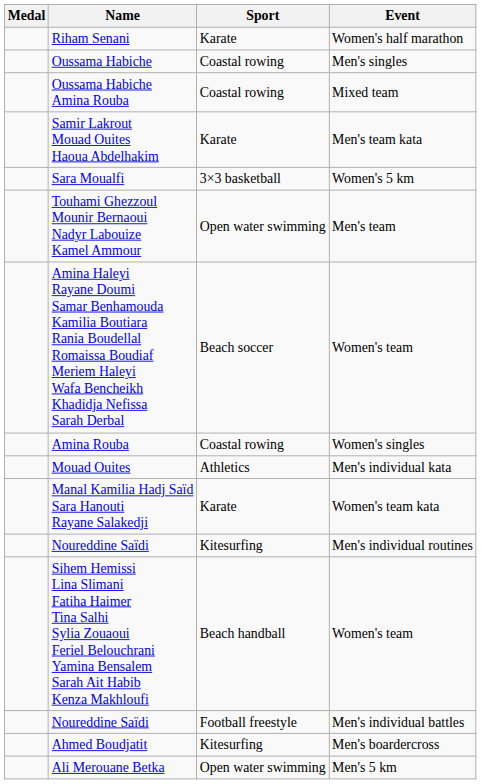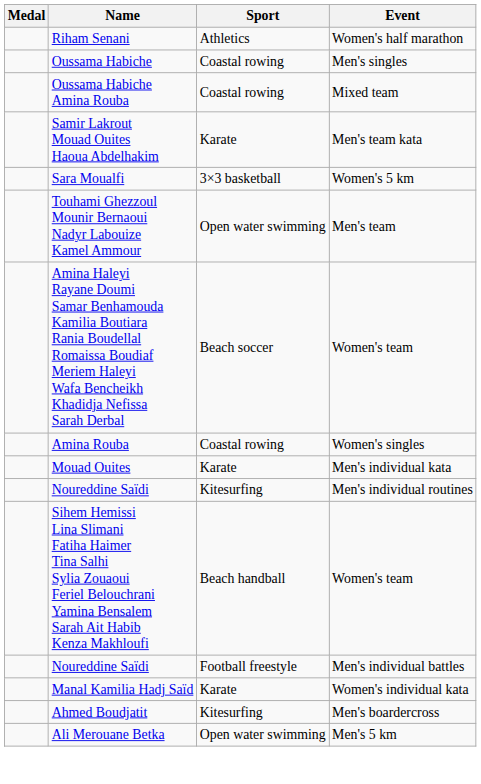(218, 38) Karate -> (225, 38) Athletics
(225, 467) Athletics -> (218, 467) Karate
- row: (123, 506)
+ row: (123, 689)
